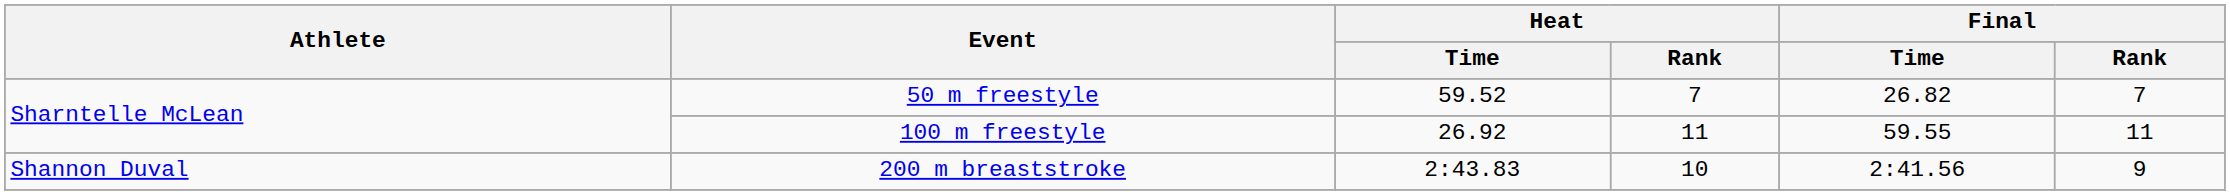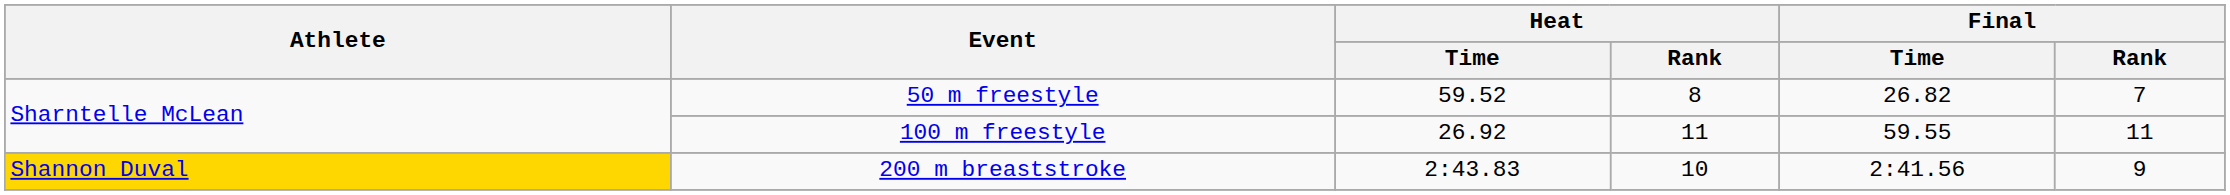(1695, 97) 7 -> (1695, 97) 8
(100, 171) no background -> (100, 171) gold background
